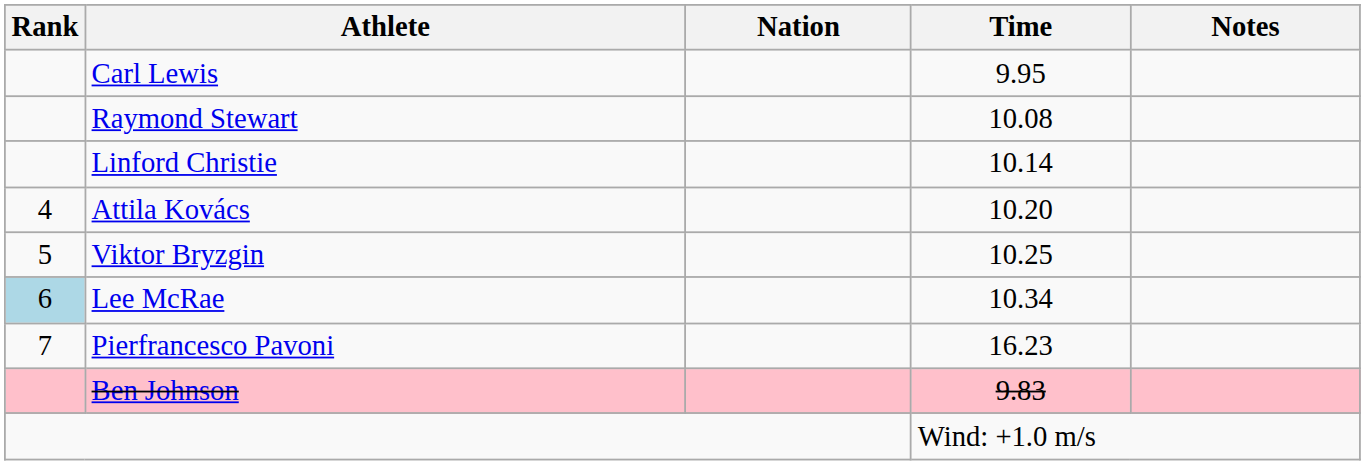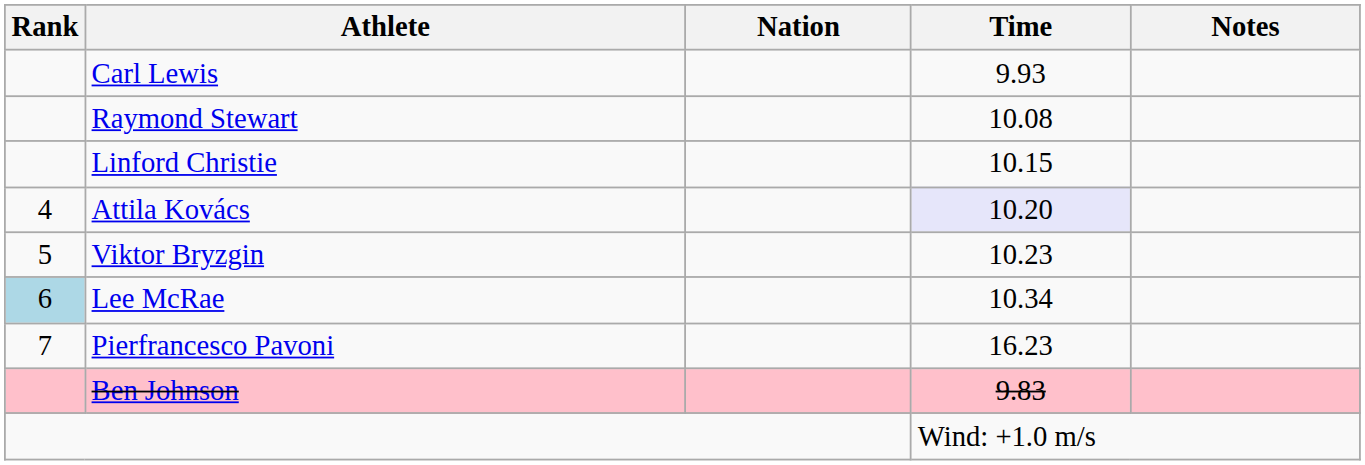(1021, 72) 9.95 -> (1021, 72) 9.93
(1021, 163) 10.14 -> (1021, 163) 10.15
(1021, 208) no background -> (1021, 208) lavender background
(1021, 254) 10.25 -> (1021, 254) 10.23
